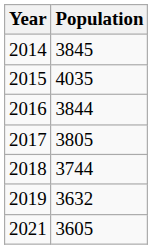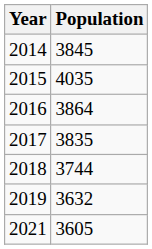(74, 109) 3844 -> (74, 109) 3864
(74, 139) 3805 -> (74, 139) 3835
